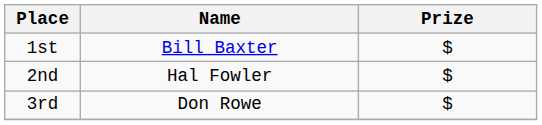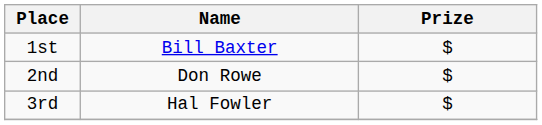(220, 76) Hal Fowler -> (220, 76) Don Rowe
(220, 105) Don Rowe -> (220, 105) Hal Fowler
